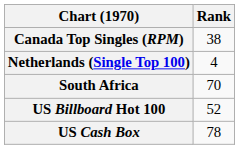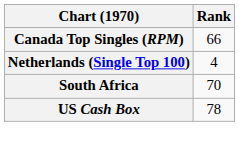(214, 39) 38 -> (214, 39) 66
- row: (99, 109)
